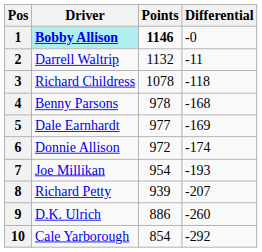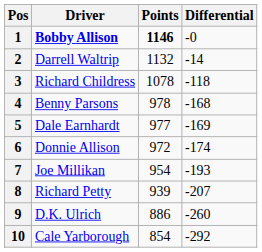(77, 37) paleturquoise background -> (77, 37) no background
(194, 59) -11 -> (194, 59) -14
